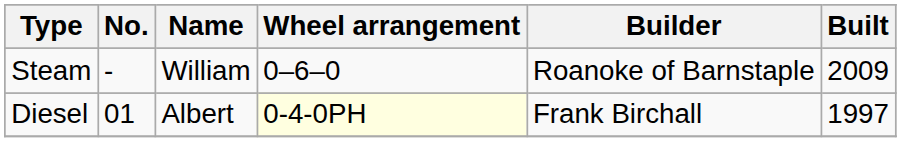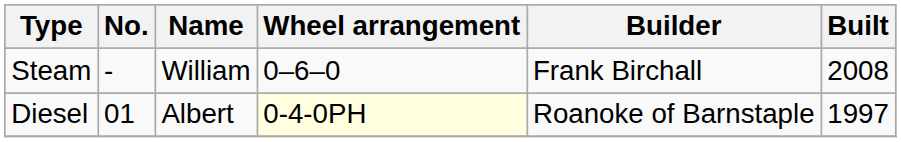(674, 70) Roanoke of Barnstaple -> (618, 70) Frank Birchall
(858, 70) 2009 -> (858, 70) 2008
(618, 114) Frank Birchall -> (674, 114) Roanoke of Barnstaple
